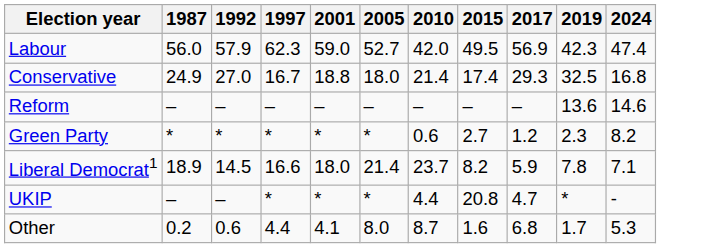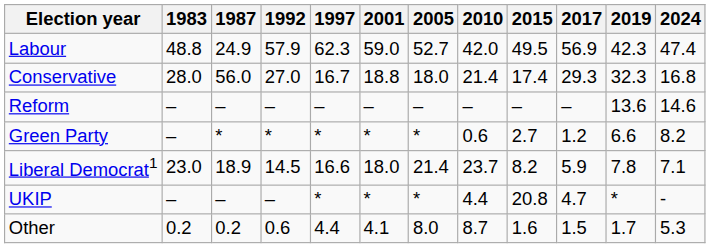+ column: (186, 19)
(184, 48) 56.0 -> (233, 48) 24.9
(184, 77) 24.9 -> (233, 77) 56.0
(579, 77) 32.5 -> (629, 77) 32.3
(574, 135) 2.3 -> (623, 135) 6.6
(525, 228) 6.8 -> (574, 228) 1.5
